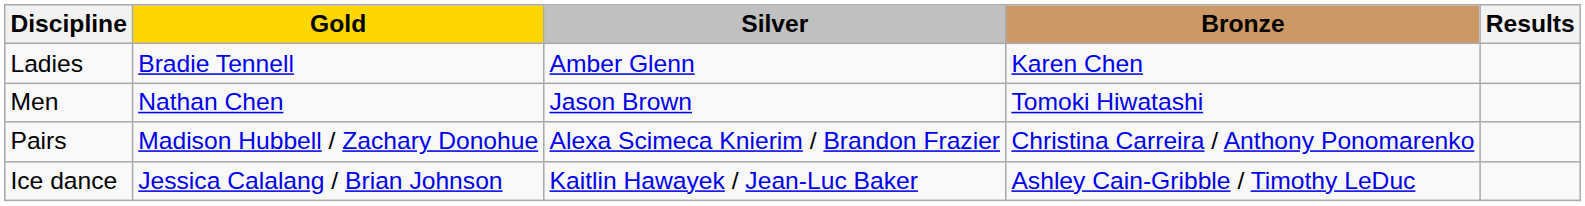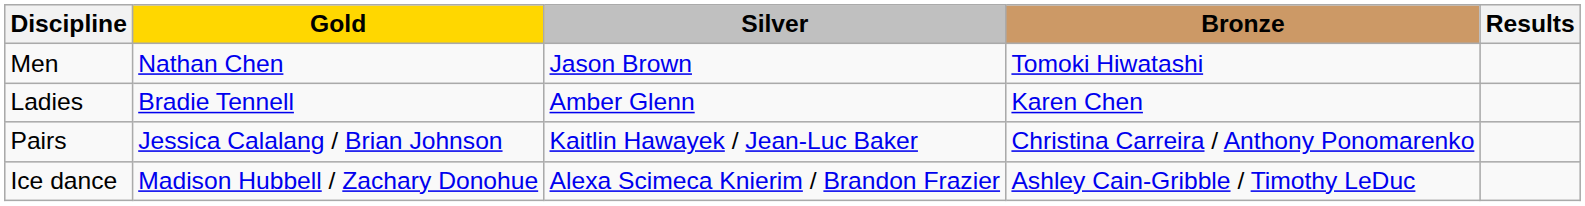rows swapped: (34, 102) <-> (47, 63)
(338, 141) Madison Hubbell / Zachary Donohue -> (320, 141) Jessica Calalang / Brian Johnson
(775, 141) Alexa Scimeca Knierim / Brandon Frazier -> (734, 141) Kaitlin Hawayek / Jean-Luc Baker
(320, 180) Jessica Calalang / Brian Johnson -> (338, 180) Madison Hubbell / Zachary Donohue
(734, 180) Kaitlin Hawayek / Jean-Luc Baker -> (775, 180) Alexa Scimeca Knierim / Brandon Frazier
